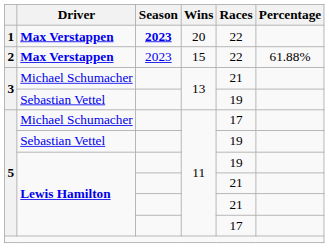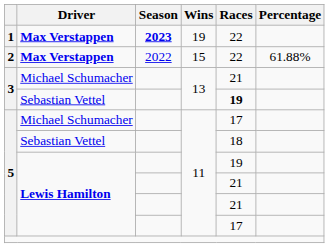(199, 36) 20 -> (199, 36) 19
(158, 57) 2023 -> (158, 57) 2022
(236, 99) normal -> (236, 99) bold
(236, 141) 19 -> (236, 141) 18
